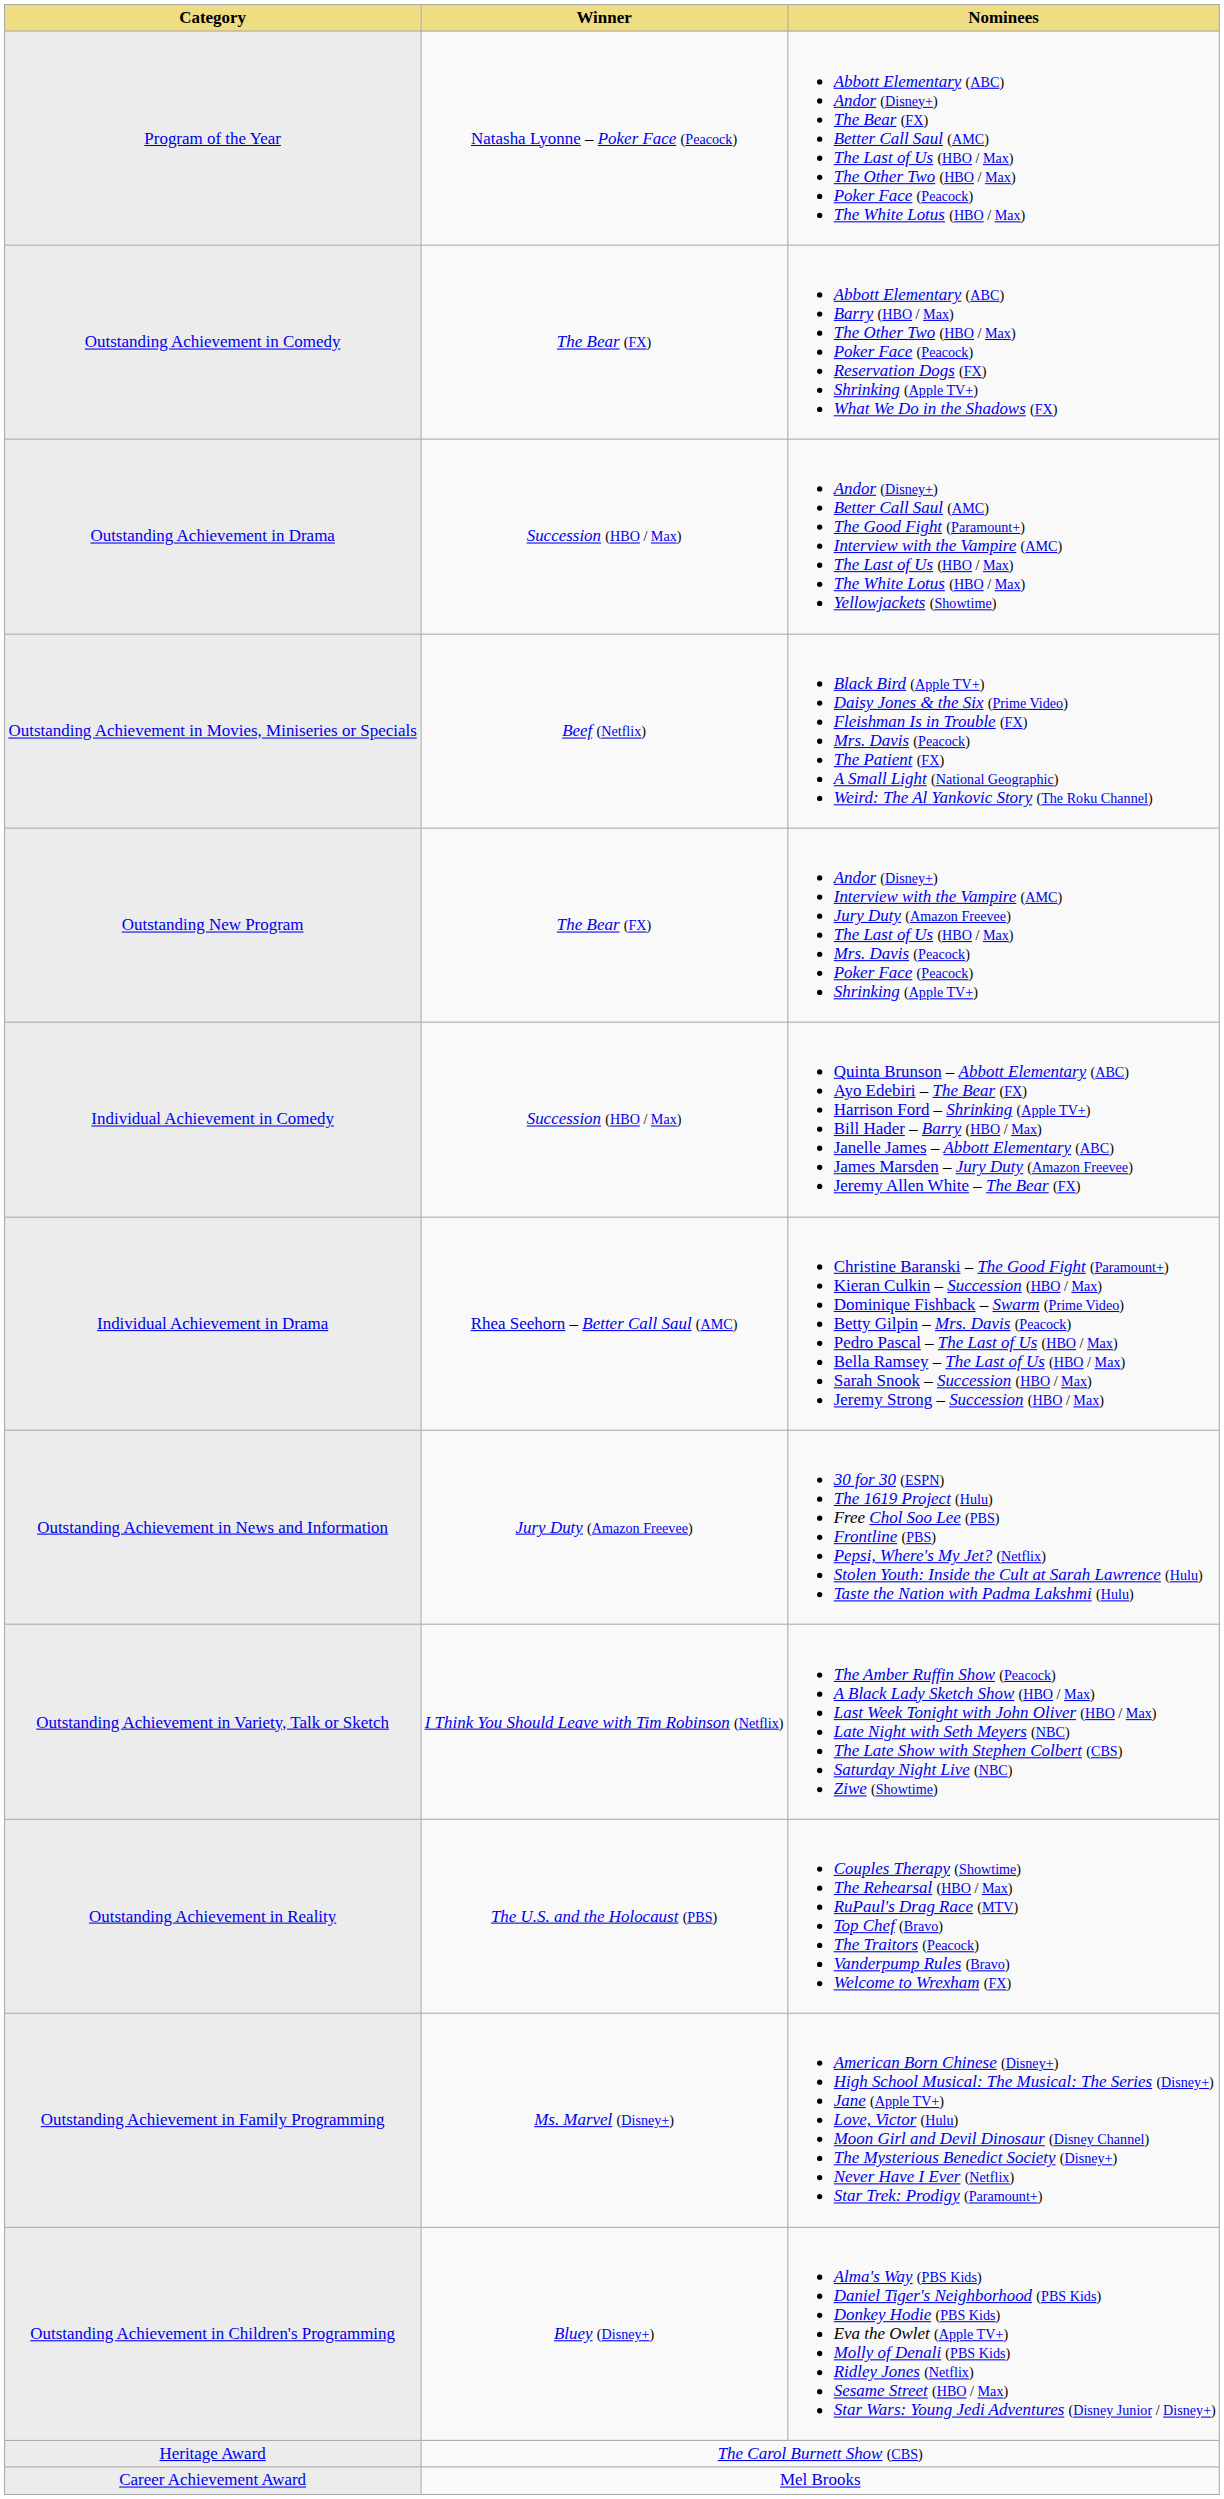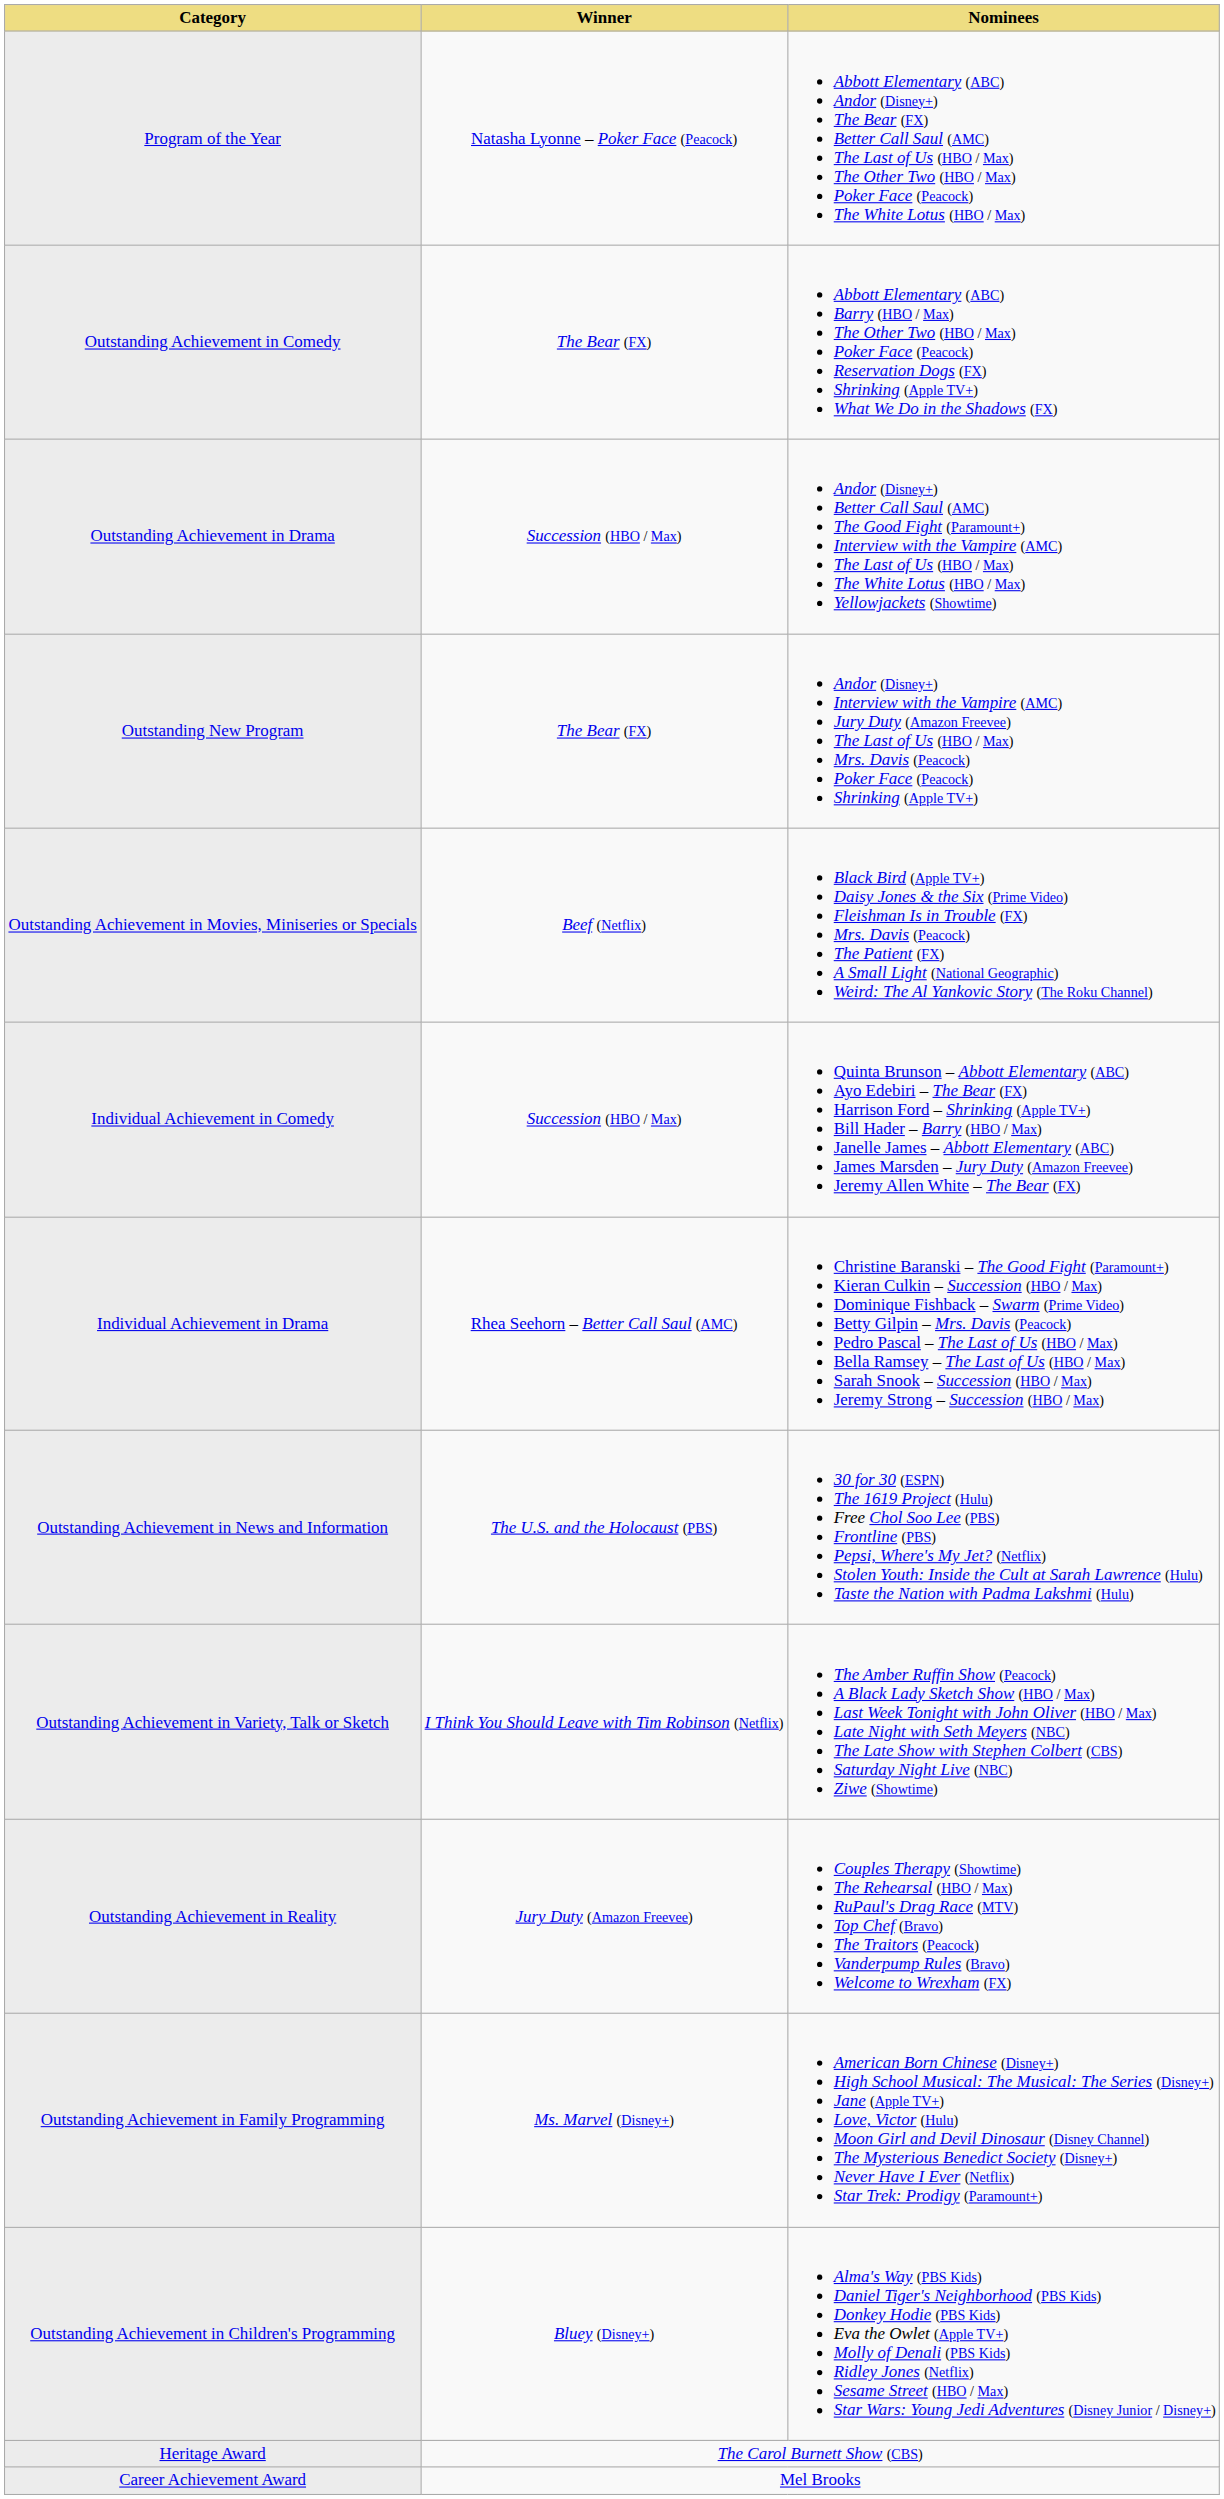rows swapped: (213, 730) <-> (213, 925)
(604, 1527) Jury Duty (Amazon Freevee) -> (604, 1527) The U.S. and the Holocaust (PBS)
(604, 1916) The U.S. and the Holocaust (PBS) -> (604, 1916) Jury Duty (Amazon Freevee)
